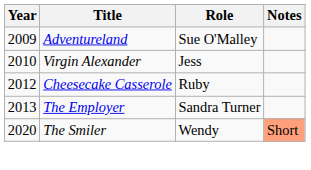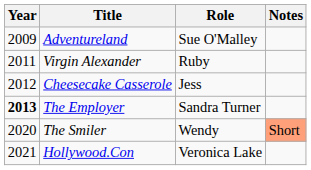(22, 61) 2010 -> (22, 61) 2011
(190, 61) Jess -> (194, 61) Ruby
(194, 84) Ruby -> (190, 84) Jess
(22, 107) normal -> (22, 107) bold
+ row: (89, 152)
